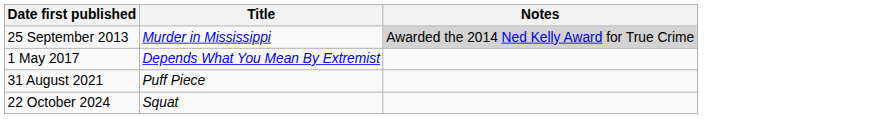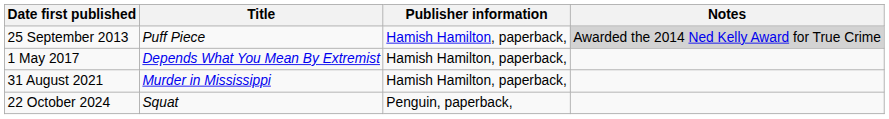+ column: (477, 15)
(207, 37) Murder in Mississippi -> (174, 37) Puff Piece
(174, 80) Puff Piece -> (207, 80) Murder in Mississippi
